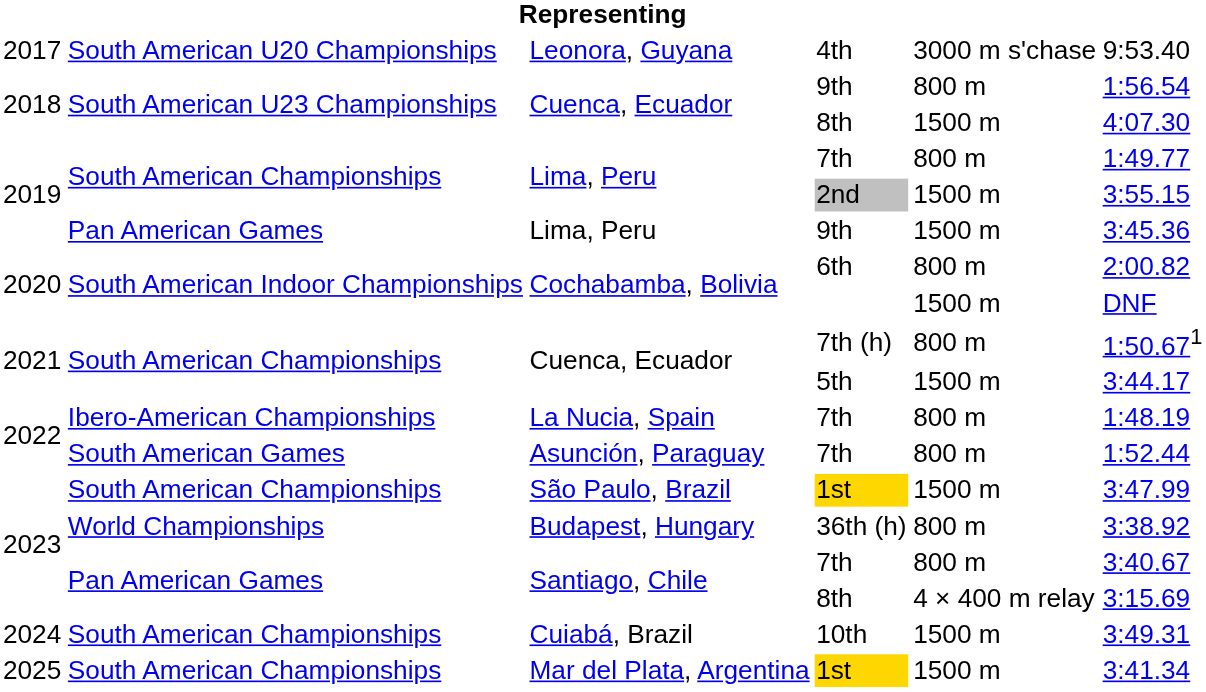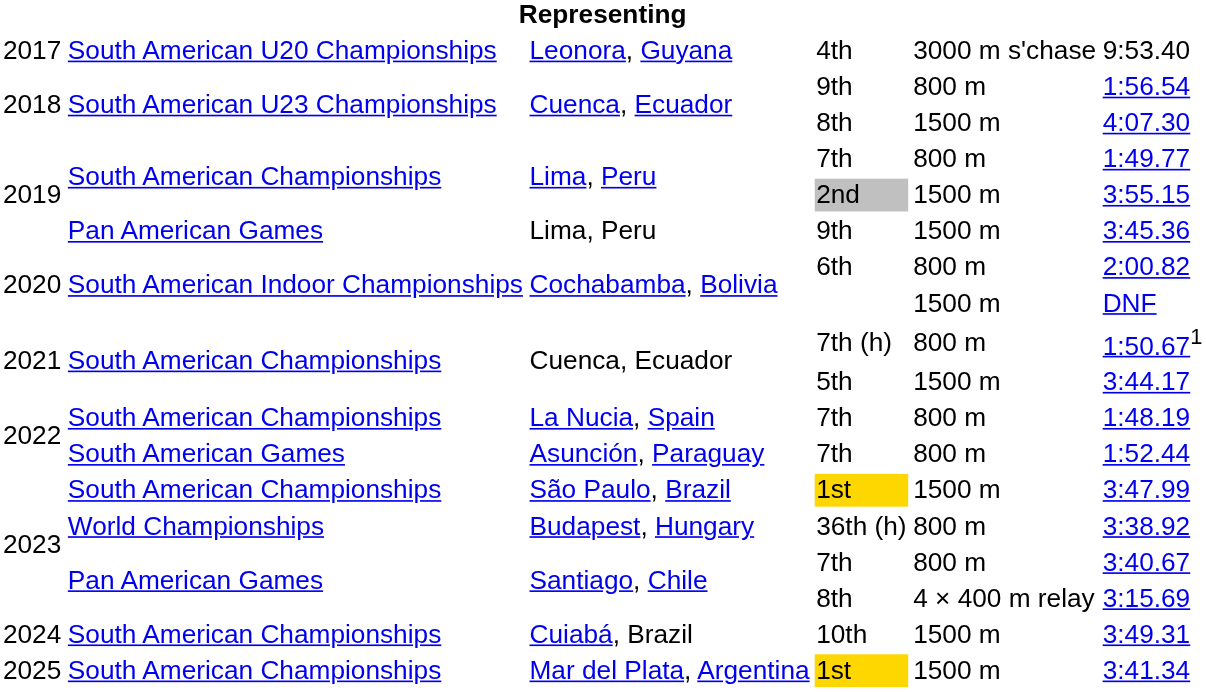(252, 418) Ibero-American Championships -> (255, 418) South American Championships
